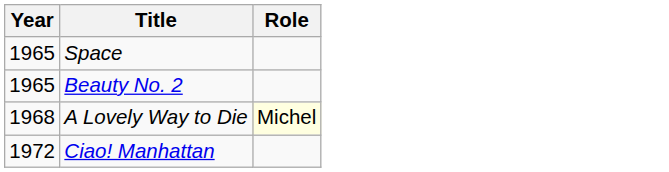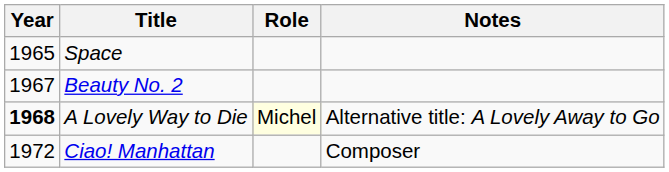+ column: (493, 20)
(32, 85) 1965 -> (32, 85) 1967
(32, 118) normal -> (32, 118) bold
